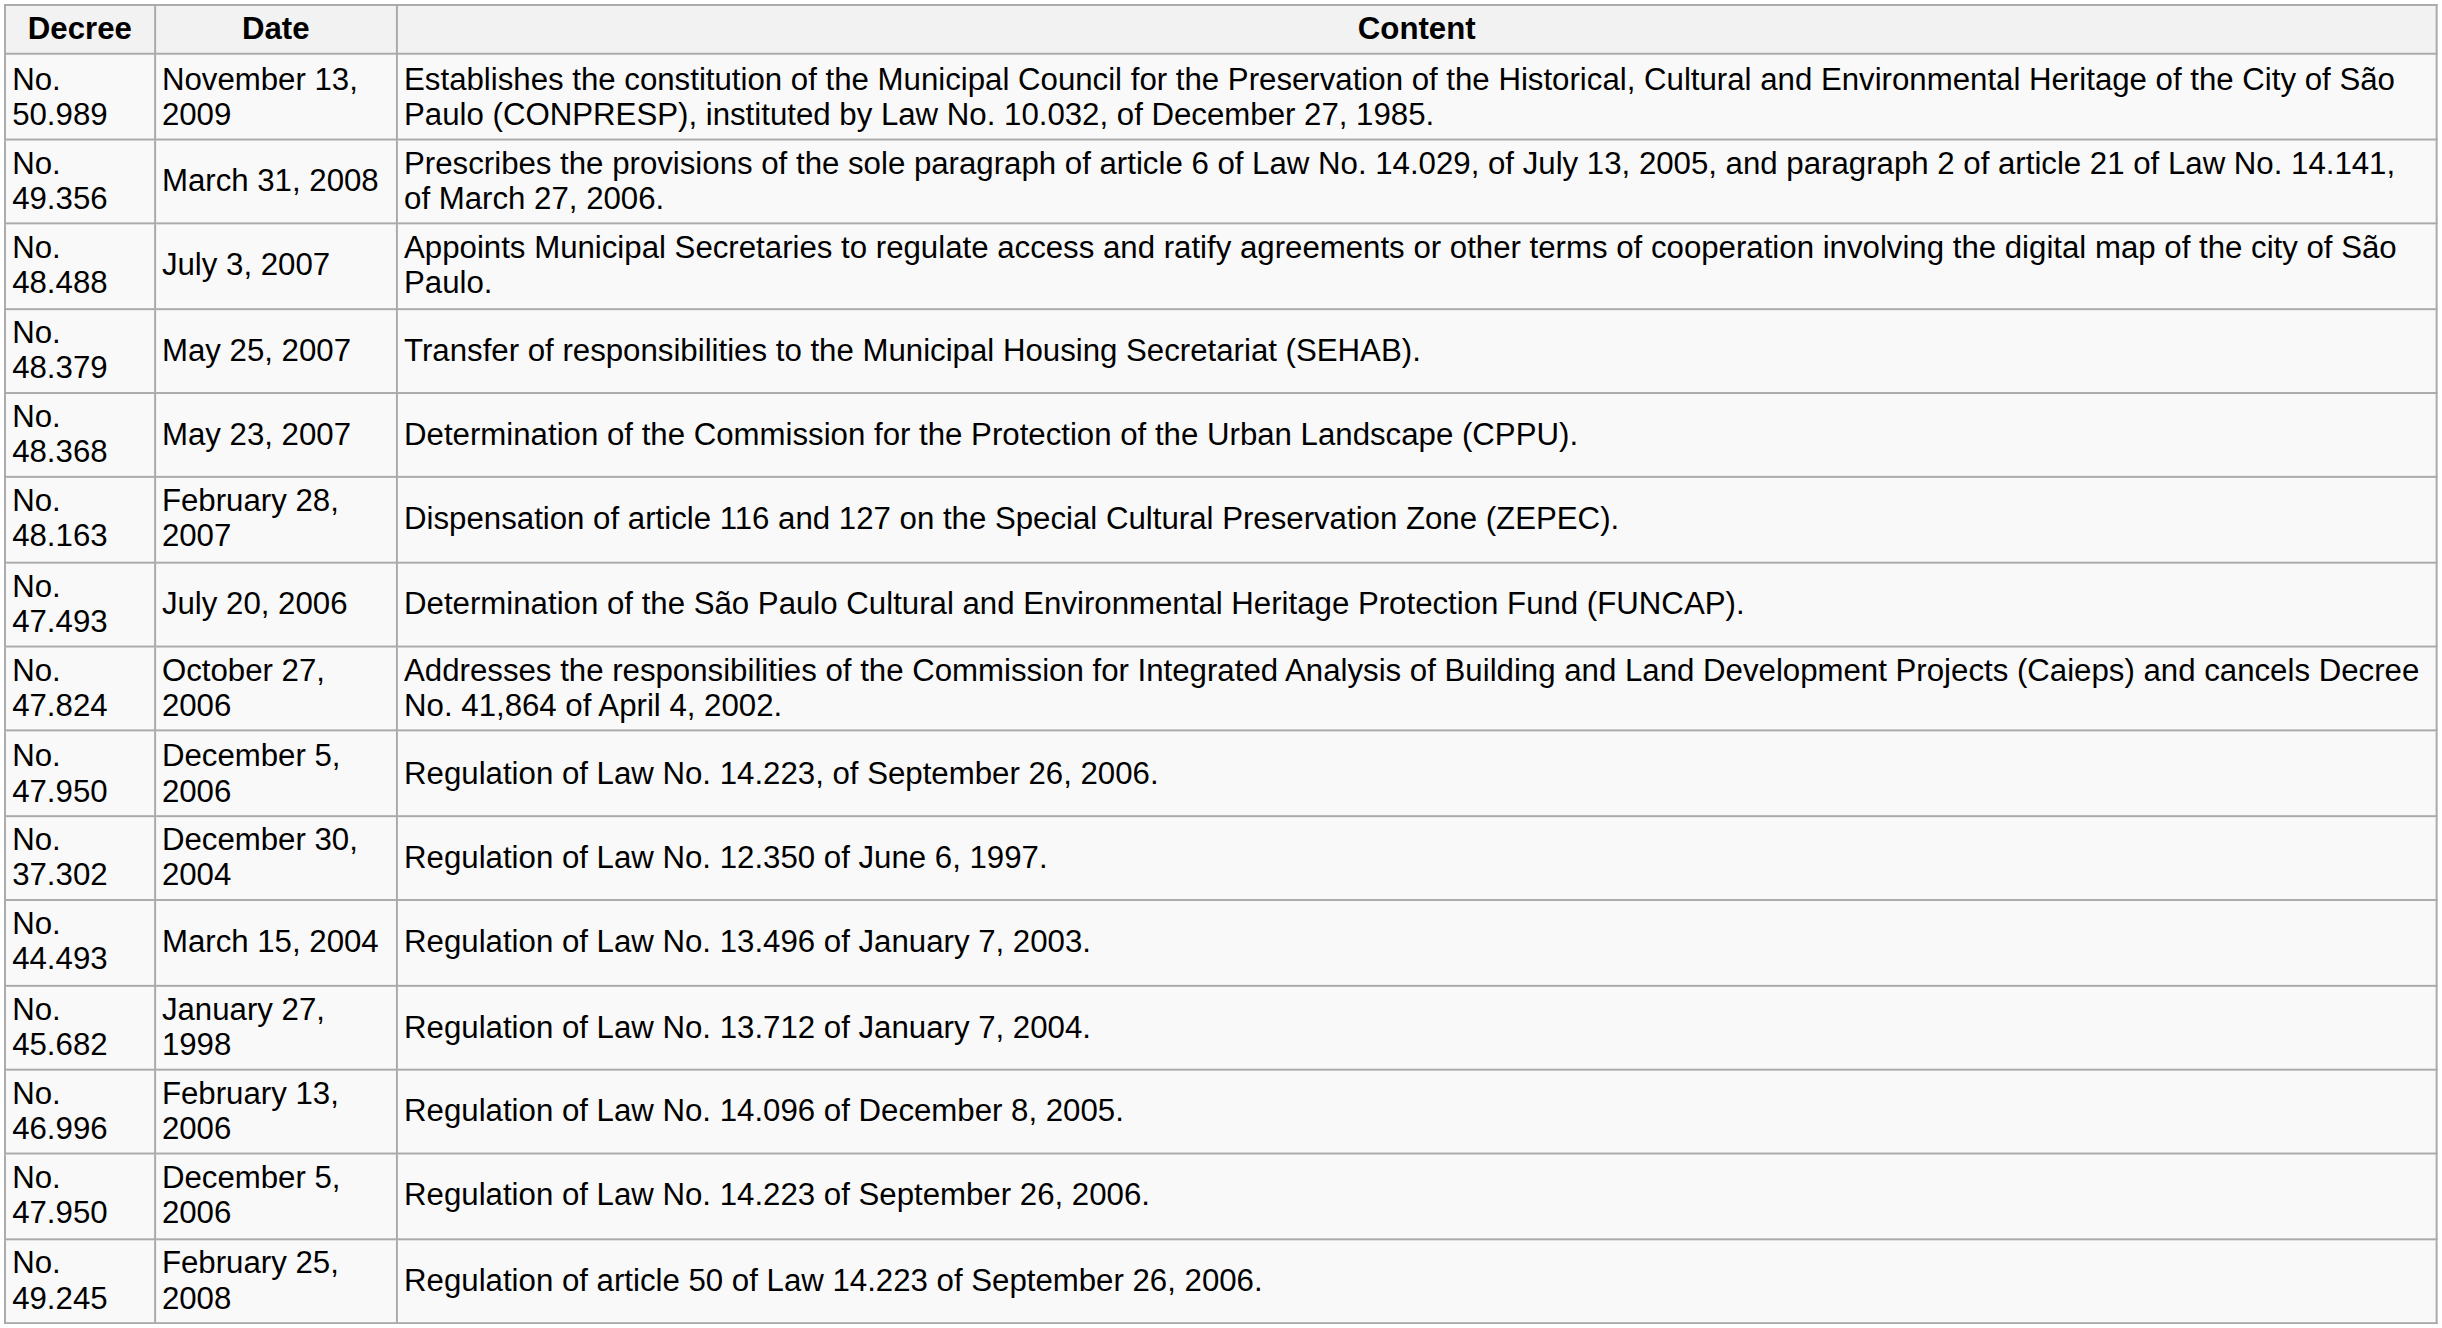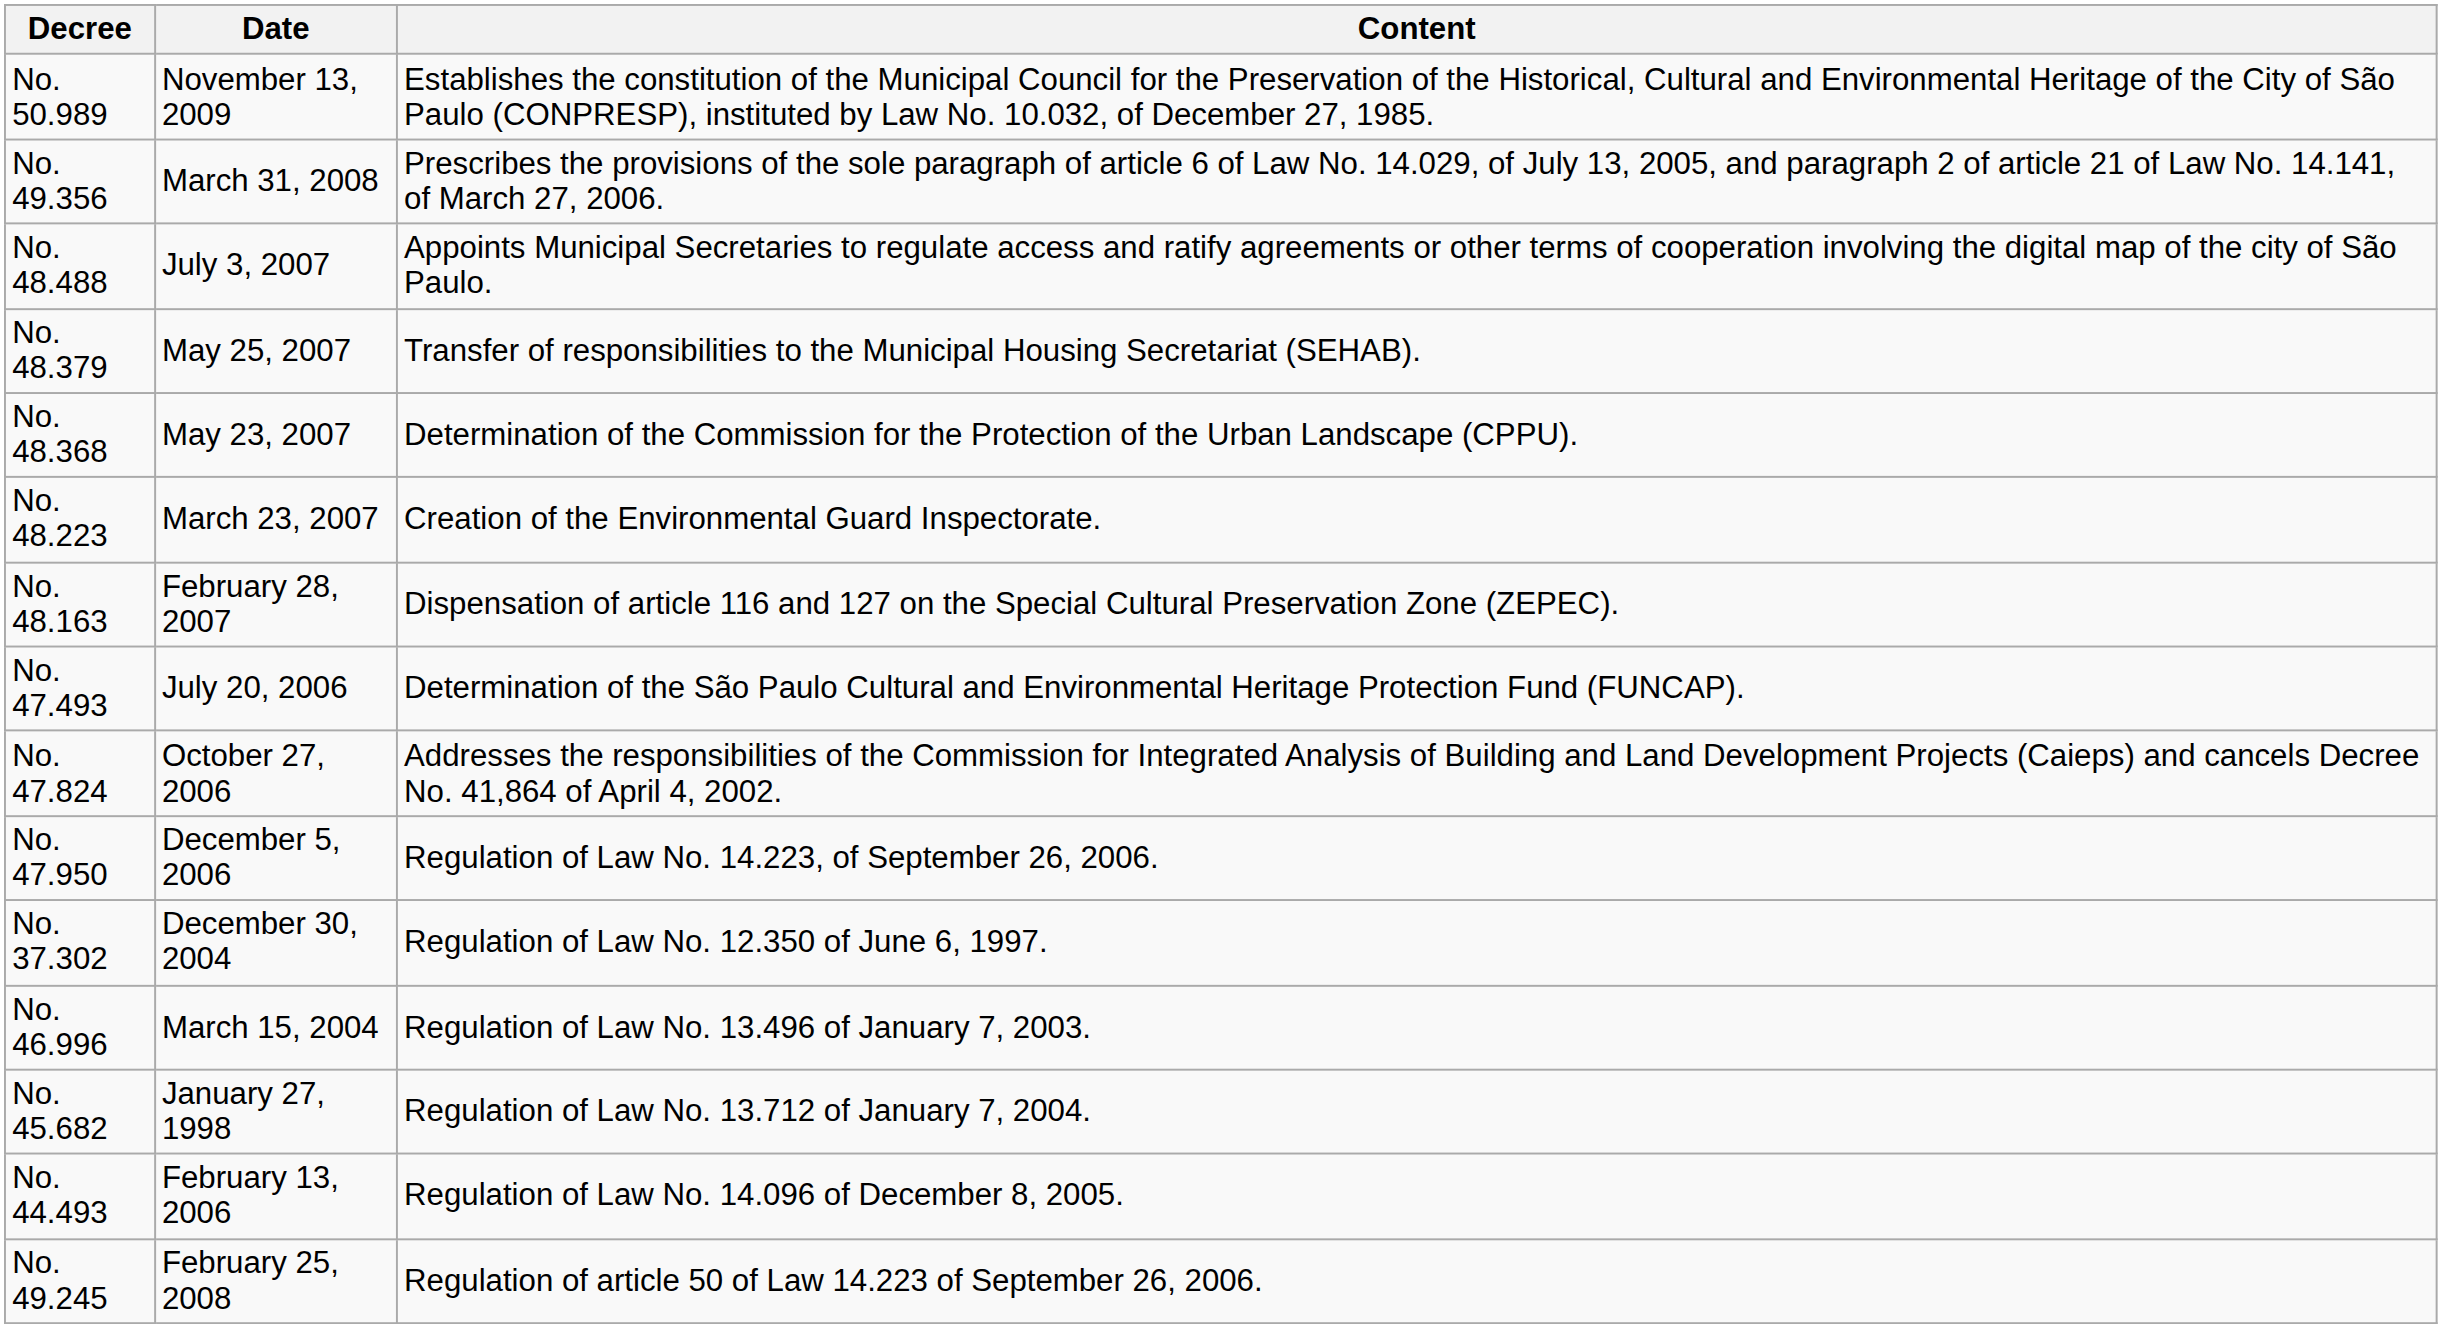+ row: (753, 519)
(60, 942) No. 44.493 -> (60, 1026) No. 46.996
(60, 1111) No. 46.996 -> (60, 1195) No. 44.493
- row: (777, 1195)
